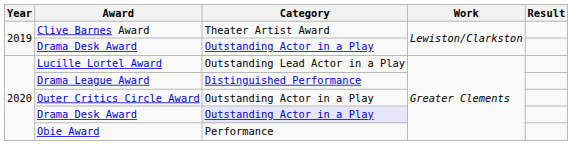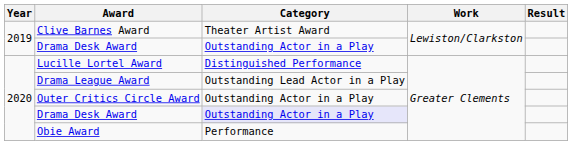(305, 64) Outstanding Lead Actor in a Play -> (283, 64) Distinguished Performance
(283, 81) Distinguished Performance -> (305, 81) Outstanding Lead Actor in a Play
